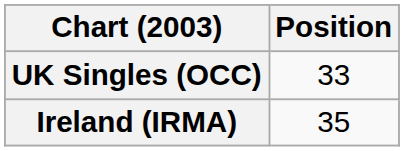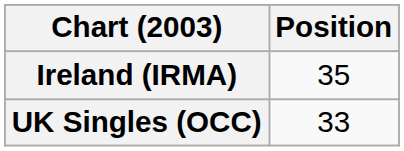rows swapped: (137, 121) <-> (137, 74)
